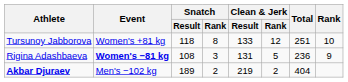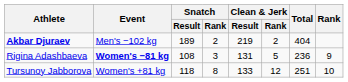rows swapped: (38, 70) <-> (49, 41)
